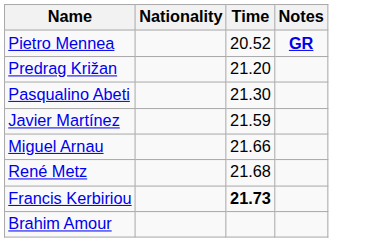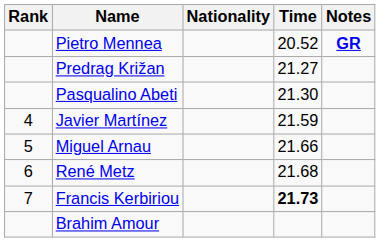+ column: (28, 17)
(251, 69) 21.20 -> (298, 69) 21.27
